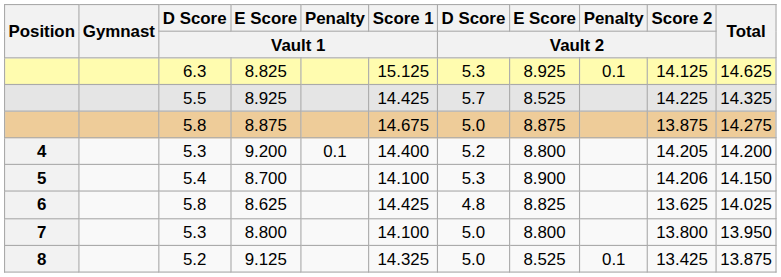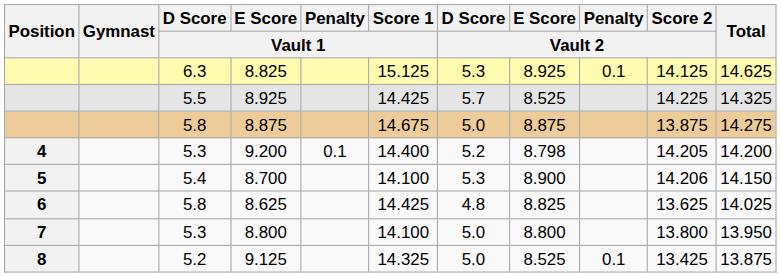(545, 152) 8.800 -> (545, 152) 8.798
